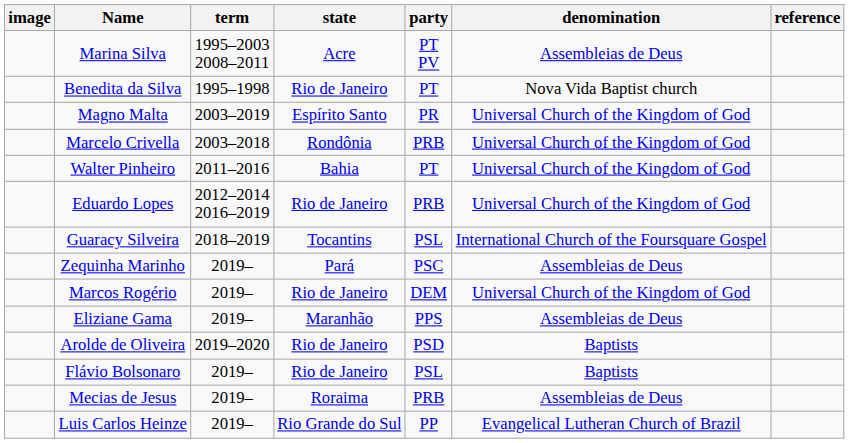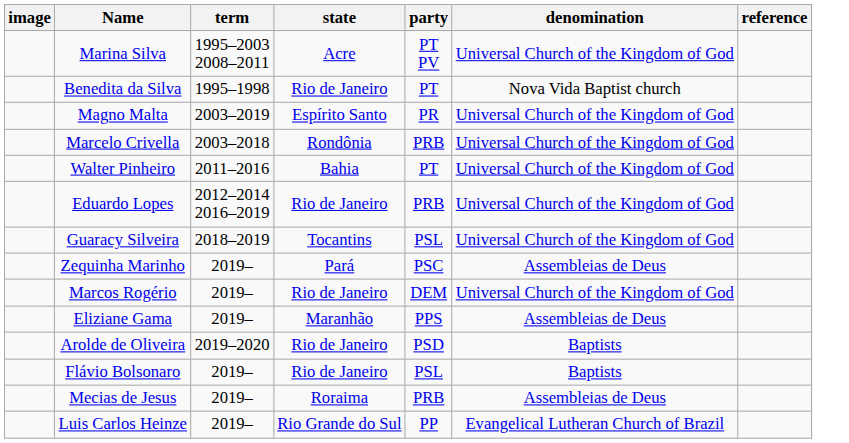(611, 53) Assembleias de Deus -> (595, 53) Universal Church of the Kingdom of God
(611, 239) International Church of the Foursquare Gospel -> (595, 239) Universal Church of the Kingdom of God
